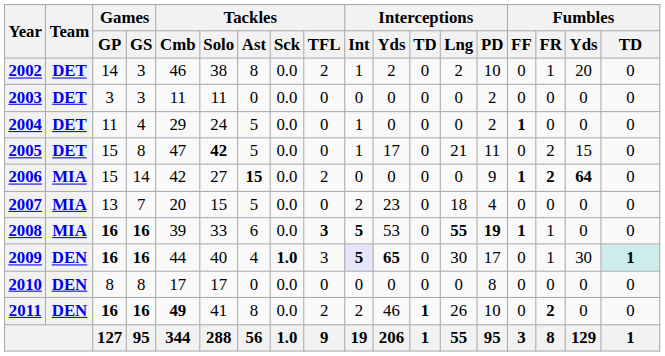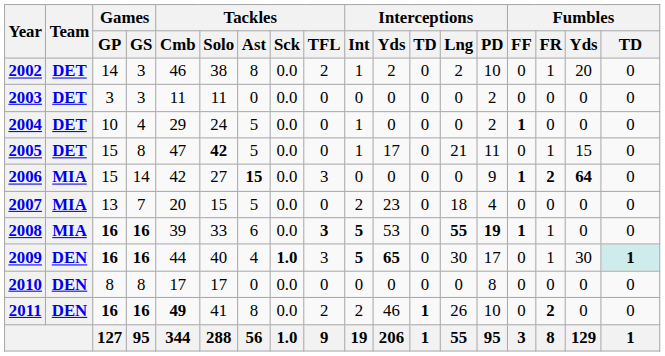(110, 124) 11 -> (110, 124) 10
(551, 151) 2 -> (551, 151) 1
(324, 177) 2 -> (324, 177) 3
(359, 257) lavender background -> (359, 257) no background
